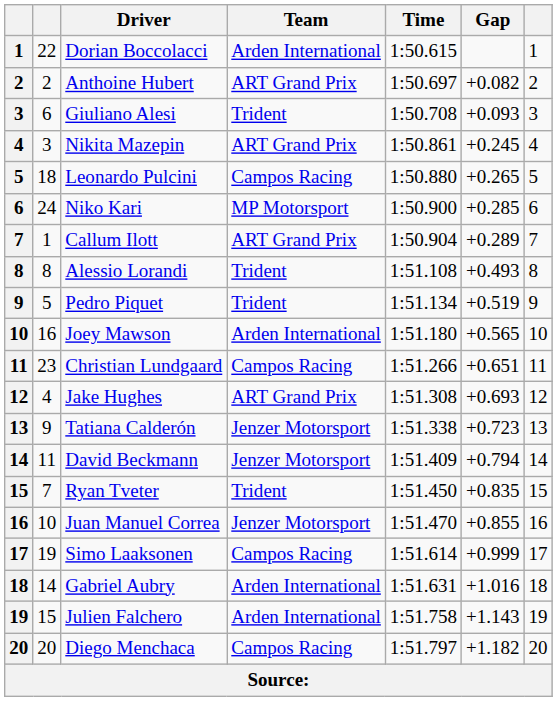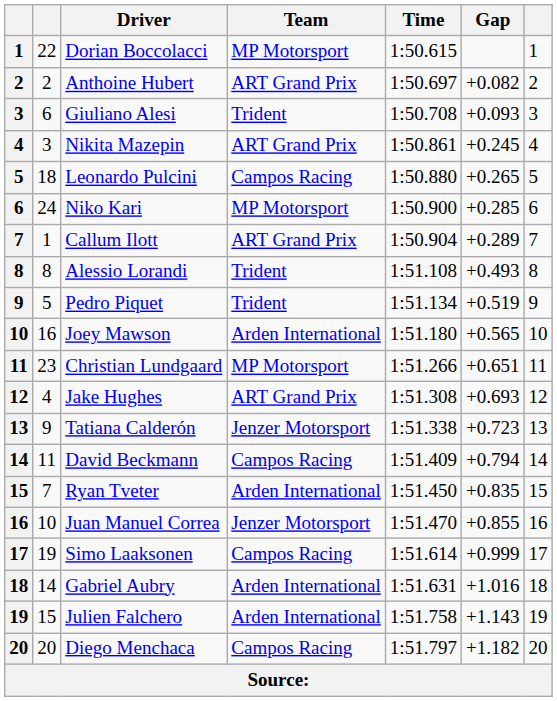(306, 51) Arden International -> (290, 51) MP Motorsport
(292, 365) Campos Racing -> (290, 365) MP Motorsport
(301, 459) Jenzer Motorsport -> (292, 459) Campos Racing
(259, 490) Trident -> (306, 490) Arden International
